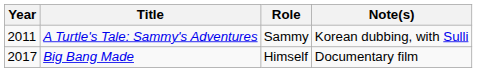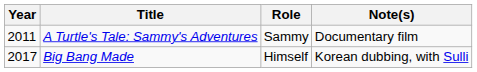(392, 36) Korean dubbing, with Sulli -> (366, 36) Documentary film
(366, 57) Documentary film -> (392, 57) Korean dubbing, with Sulli
